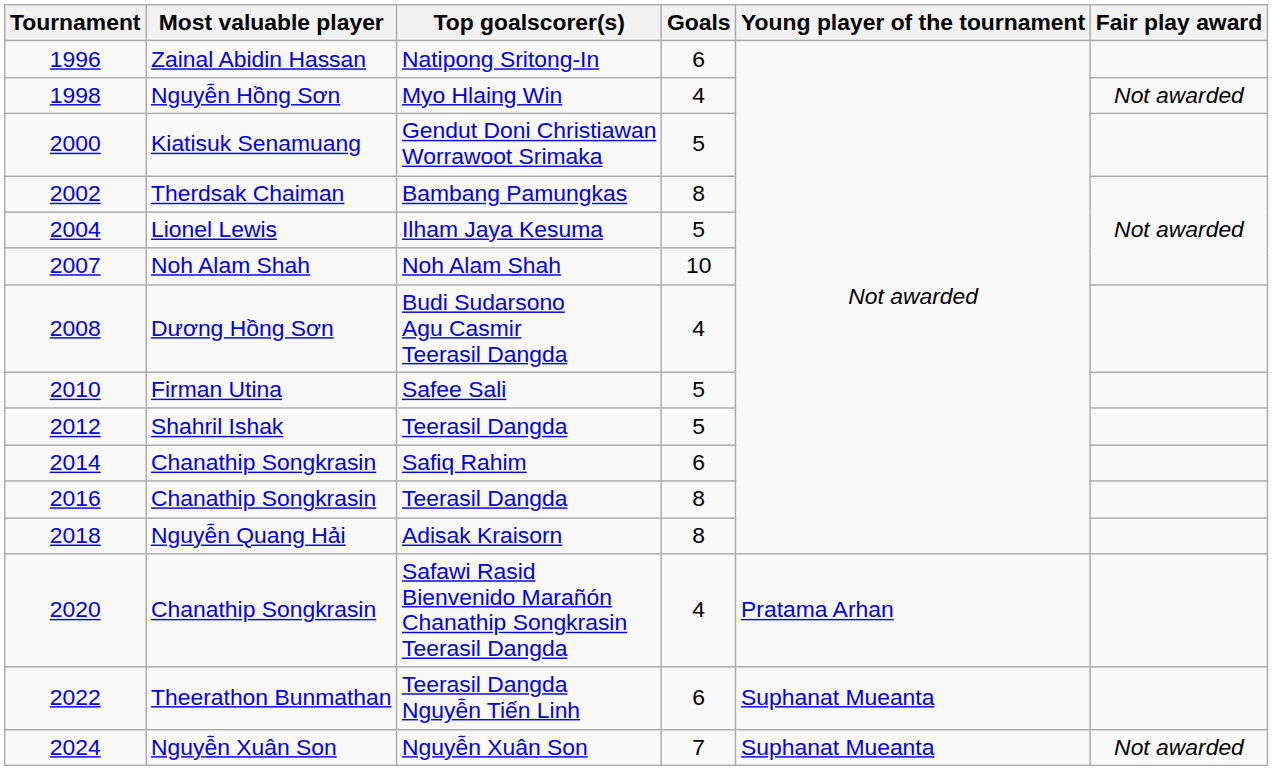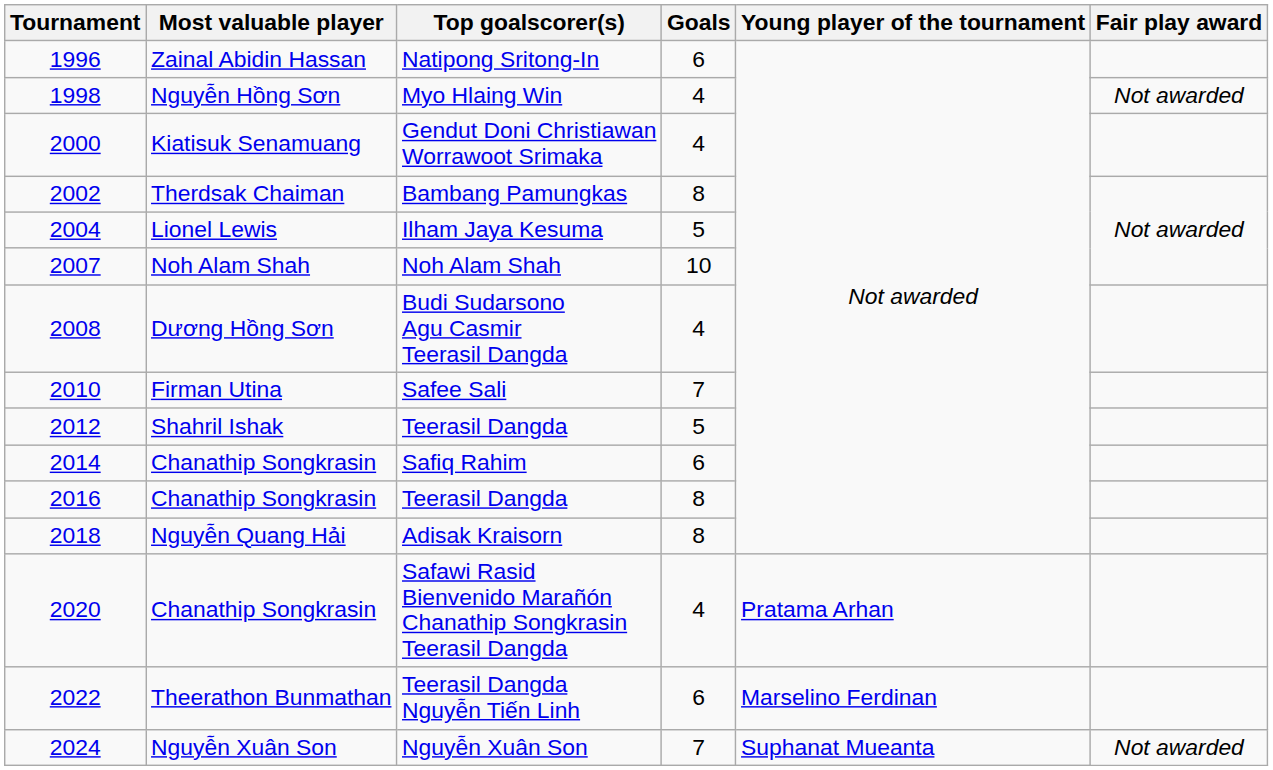(699, 144) 5 -> (699, 144) 4
(699, 390) 5 -> (699, 390) 7
(838, 697) Suphanat Mueanta -> (839, 697) Marselino Ferdinan
